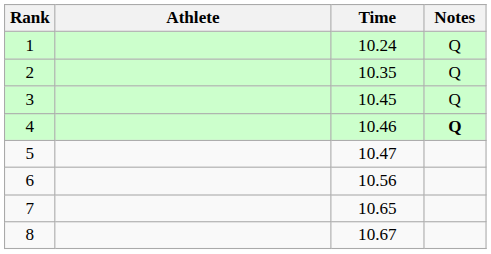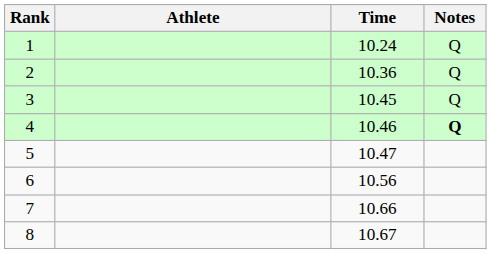(377, 72) 10.35 -> (377, 72) 10.36
(377, 208) 10.65 -> (377, 208) 10.66
